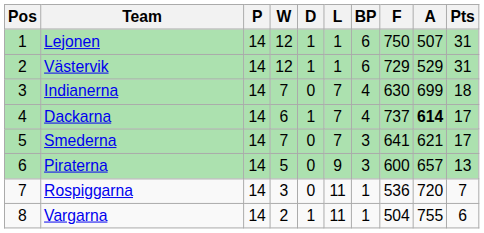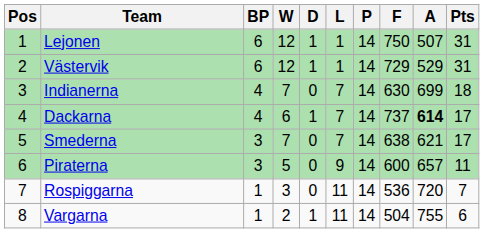columns swapped: (257, 16) <-> (366, 16)
(397, 141) 641 -> (397, 141) 638
(463, 166) 13 -> (463, 166) 11
